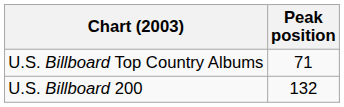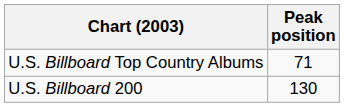(303, 89) 132 -> (303, 89) 130
